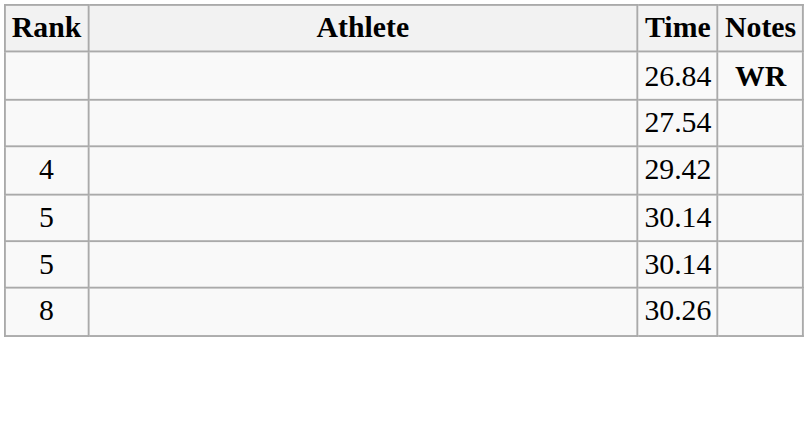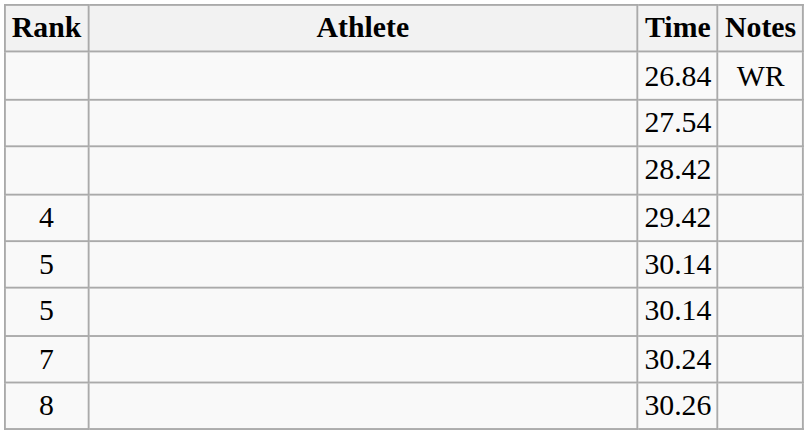(761, 75) bold -> (761, 75) normal
+ row: (47, 170)
+ row: (47, 358)
